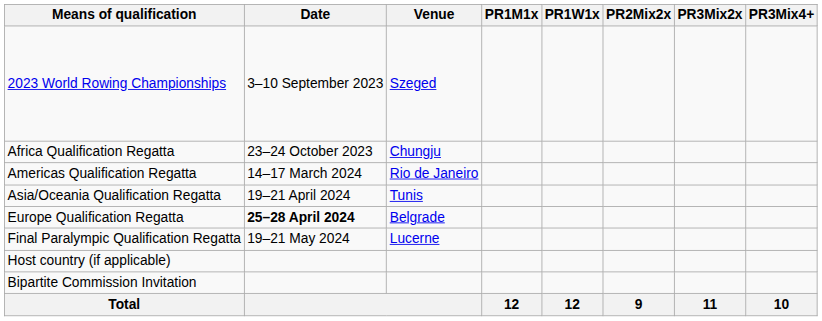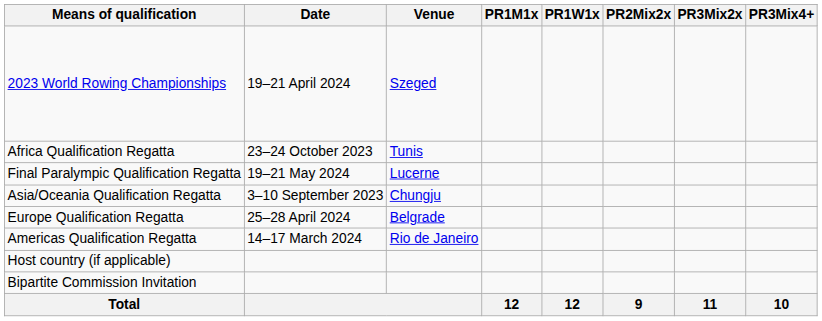(315, 83) 3–10 September 2023 -> (299, 83) 19–21 April 2024
(415, 151) Chungju -> (406, 151) Tunis
rows swapped: (102, 173) <-> (124, 239)
(299, 195) 19–21 April 2024 -> (315, 195) 3–10 September 2023
(406, 195) Tunis -> (415, 195) Chungju
(301, 217) bold -> (299, 217) normal
